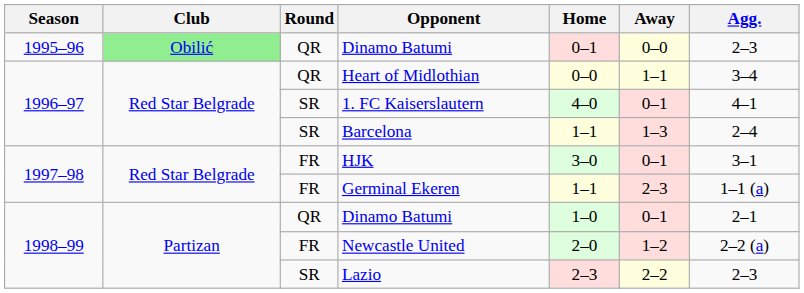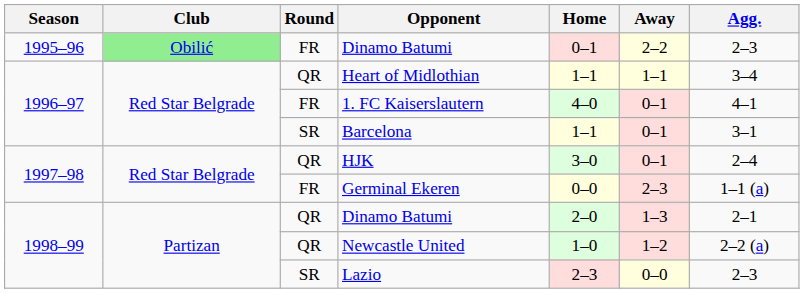(309, 47) QR -> (309, 47) FR
(655, 47) 0–0 -> (655, 47) 2–2
(584, 75) 0–0 -> (584, 75) 1–1
(309, 103) SR -> (309, 103) FR
(655, 132) 1–3 -> (655, 132) 0–1
(745, 132) 2–4 -> (745, 132) 3–1
(309, 160) FR -> (309, 160) QR
(745, 160) 3–1 -> (745, 160) 2–4
(584, 188) 1–1 -> (584, 188) 0–0
(584, 217) 1–0 -> (584, 217) 2–0
(655, 217) 0–1 -> (655, 217) 1–3
(309, 245) FR -> (309, 245) QR
(584, 245) 2–0 -> (584, 245) 1–0
(655, 273) 2–2 -> (655, 273) 0–0
